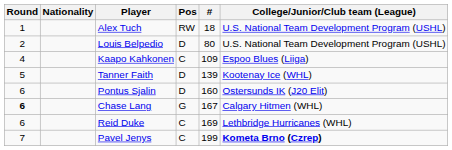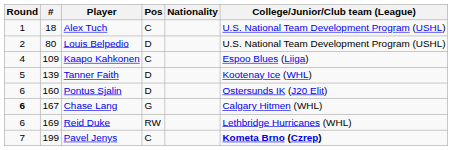columns swapped: (210, 12) <-> (68, 12)
(187, 28) RW -> (148, 28) C
(182, 122) C -> (153, 122) RW
